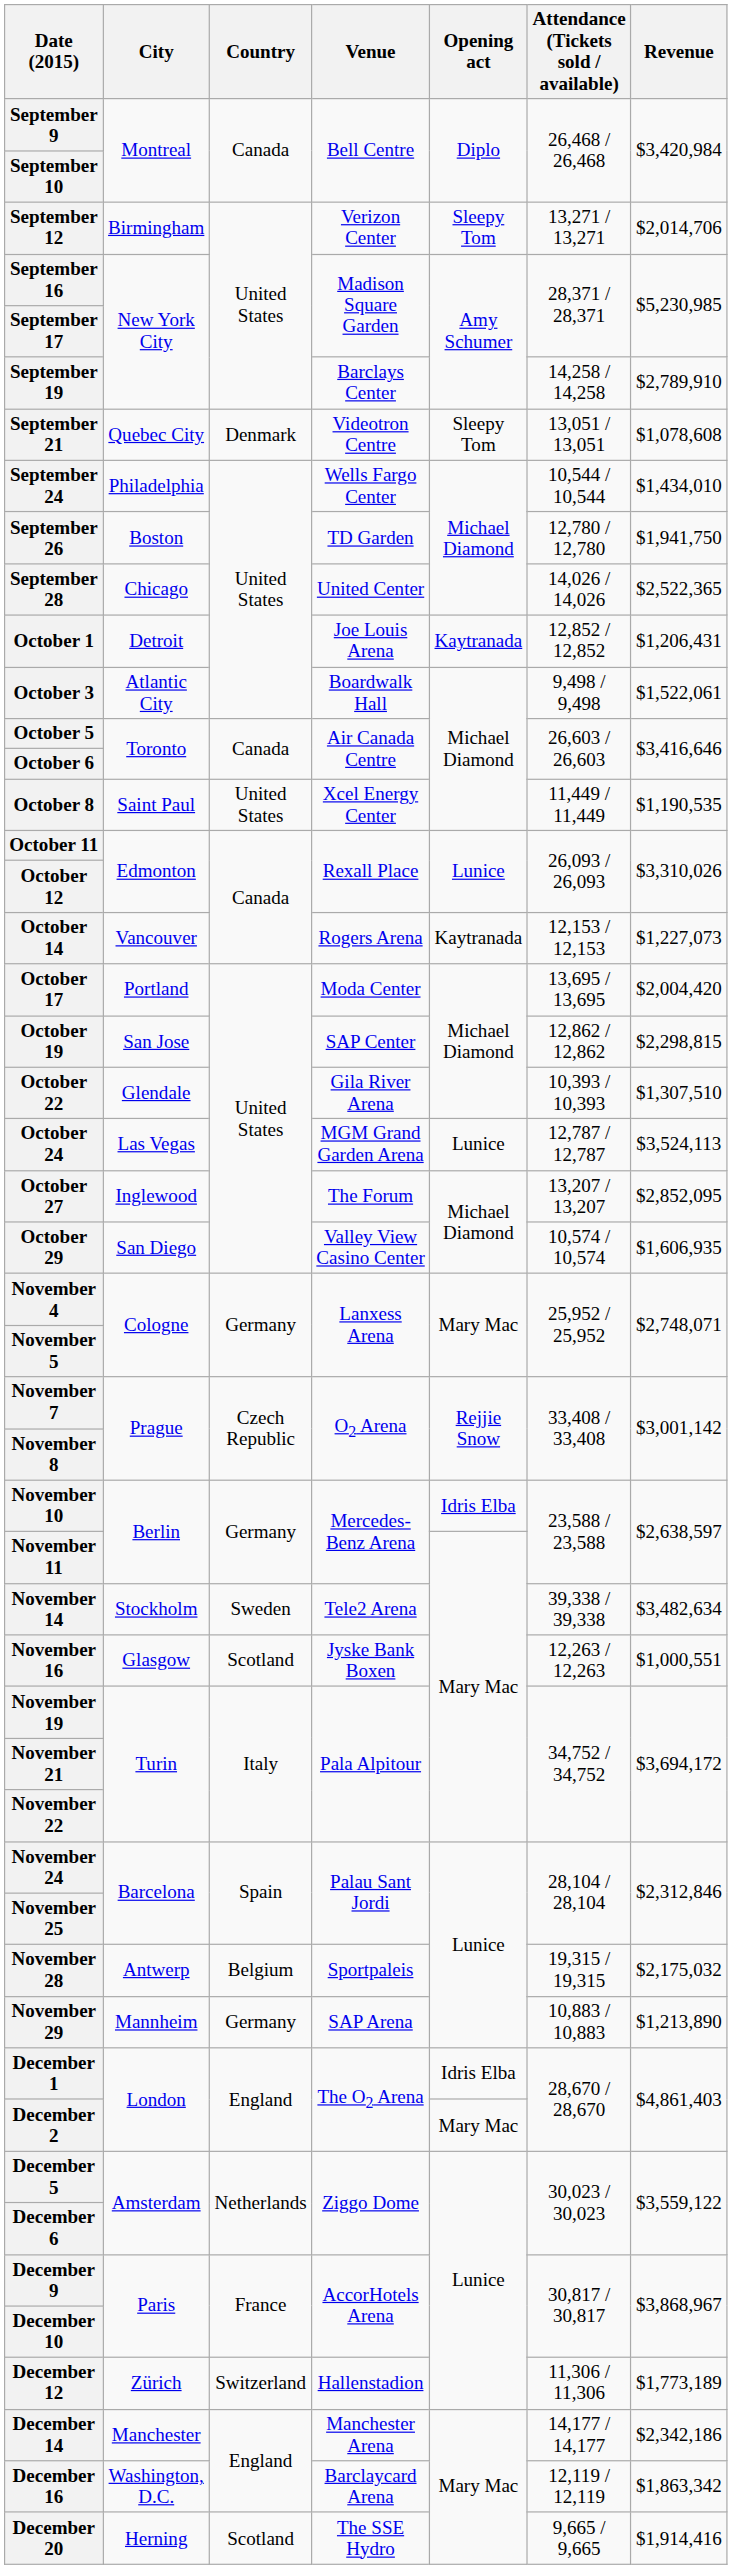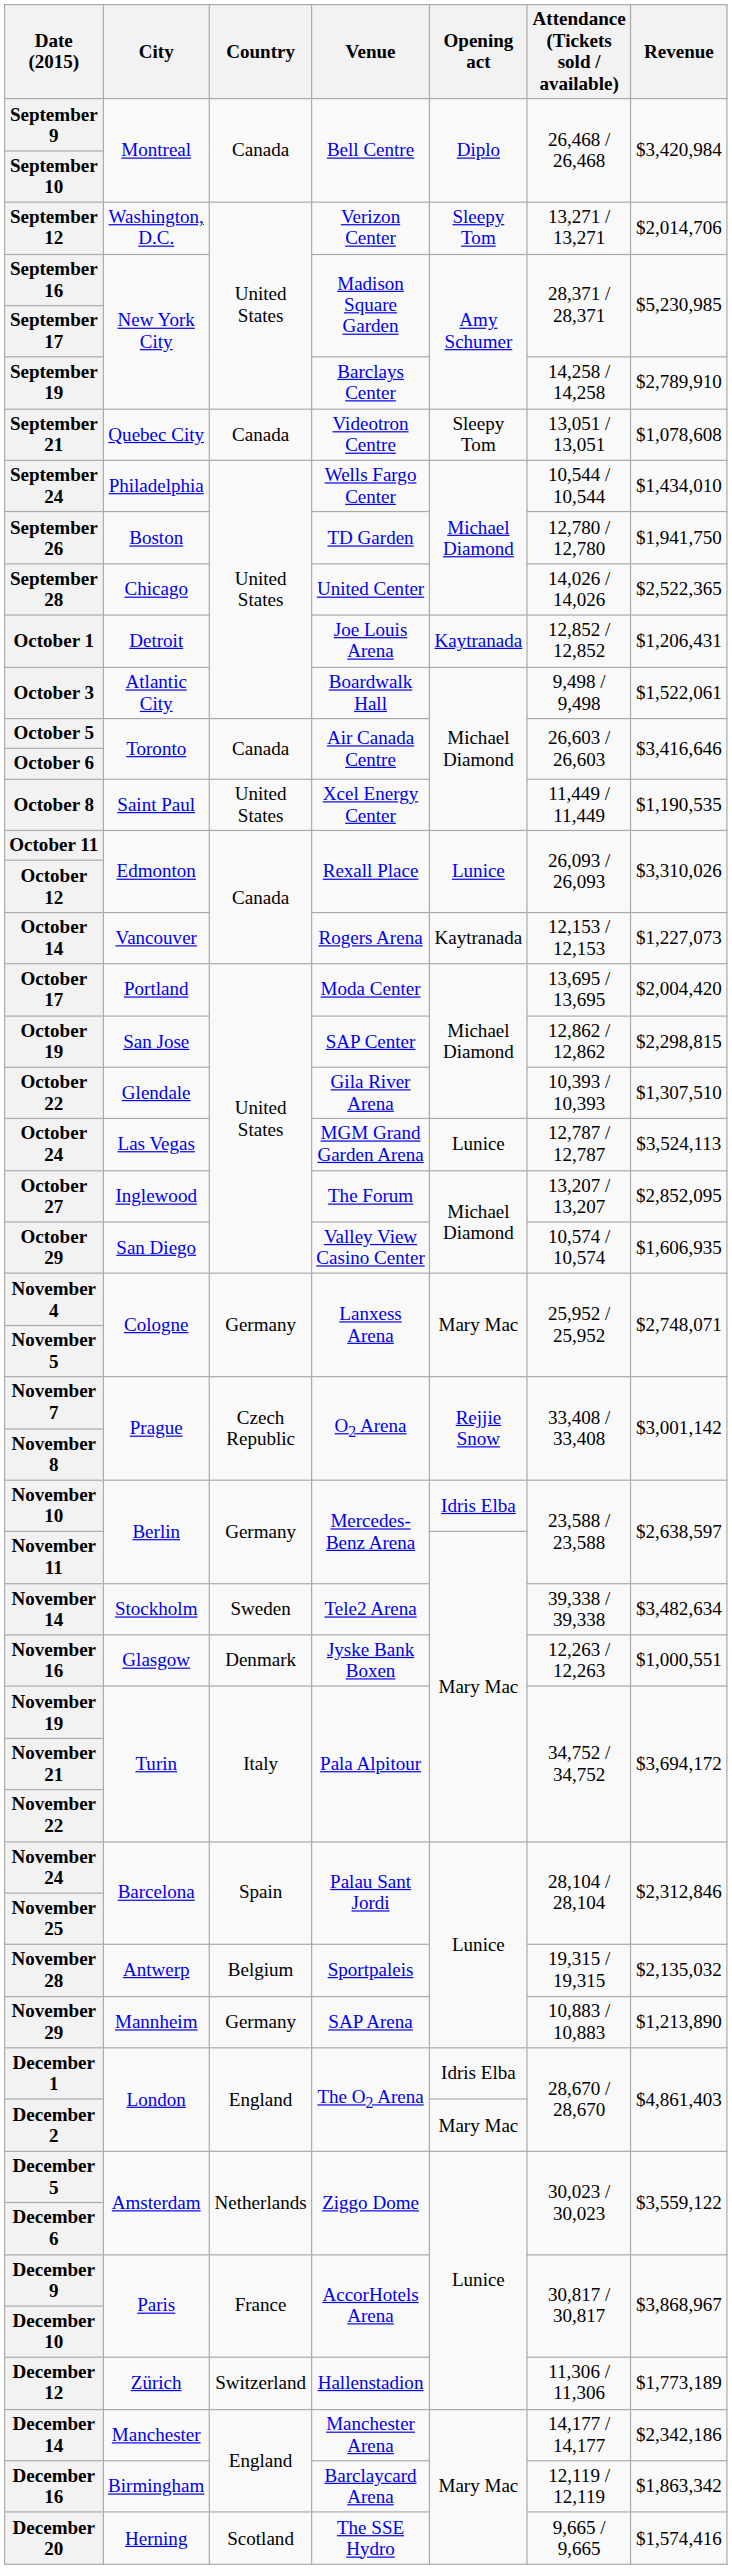(156, 227) Birmingham -> (156, 227) Washington, D.C.
(261, 434) Denmark -> (261, 434) Canada
(261, 1660) Scotland -> (261, 1660) Denmark
(679, 1970) $2,175,032 -> (679, 1970) $2,135,032
(156, 2486) Washington, D.C. -> (156, 2486) Birmingham
(679, 2538) $1,914,416 -> (679, 2538) $1,574,416
